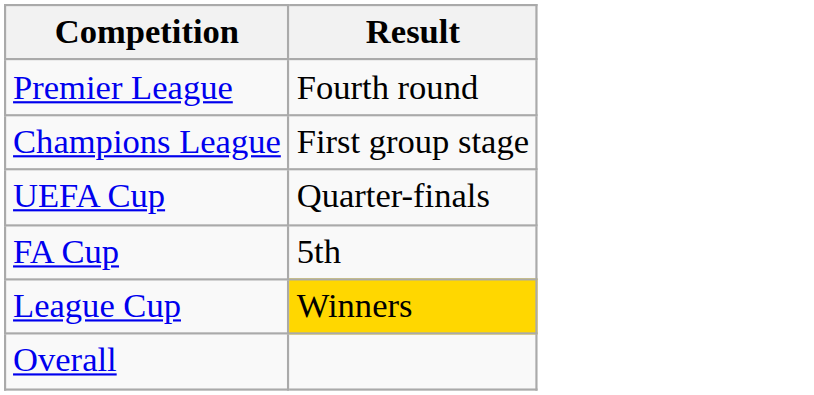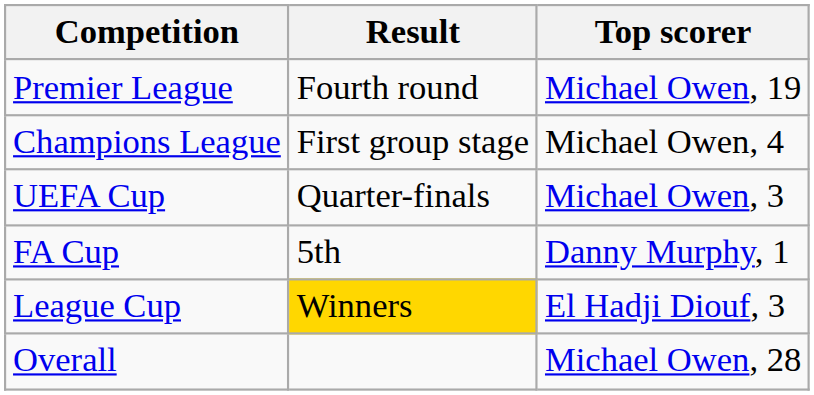+ column: (673, 31)
